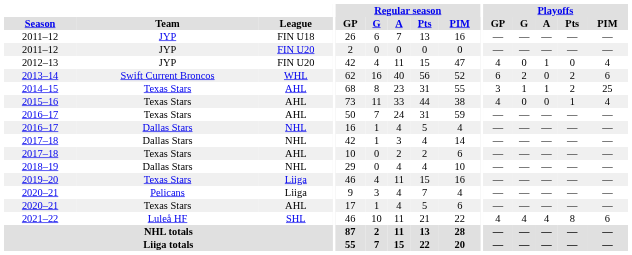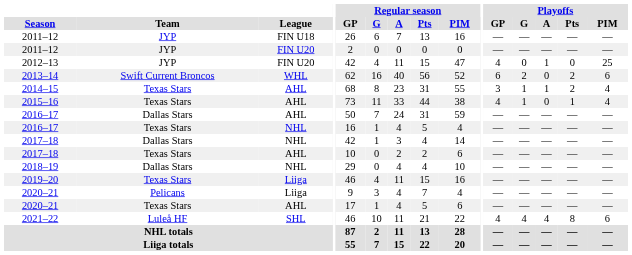(607, 62) 4 -> (607, 62) 25
(607, 88) 25 -> (607, 88) 4
(524, 101) 0 -> (524, 101) 1
(168, 114) Texas Stars -> (168, 114) Dallas Stars
(168, 127) Dallas Stars -> (168, 127) Texas Stars
